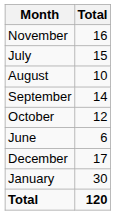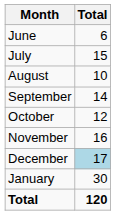rows swapped: (22, 138) <-> (38, 35)
(100, 158) no background -> (100, 158) lightblue background
